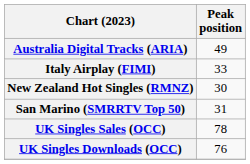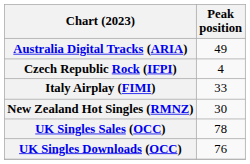+ row: (100, 68)
- row: (100, 108)
